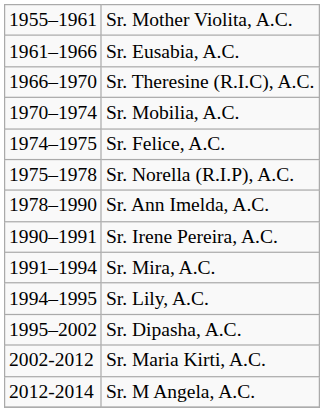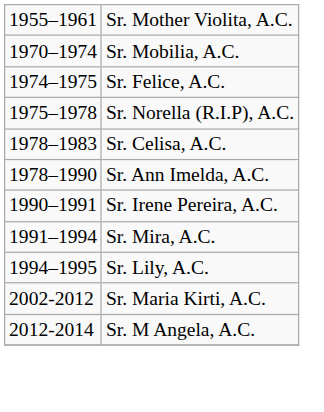- row: (173, 50)
- row: (210, 81)
+ row: (166, 143)
- row: (174, 329)
